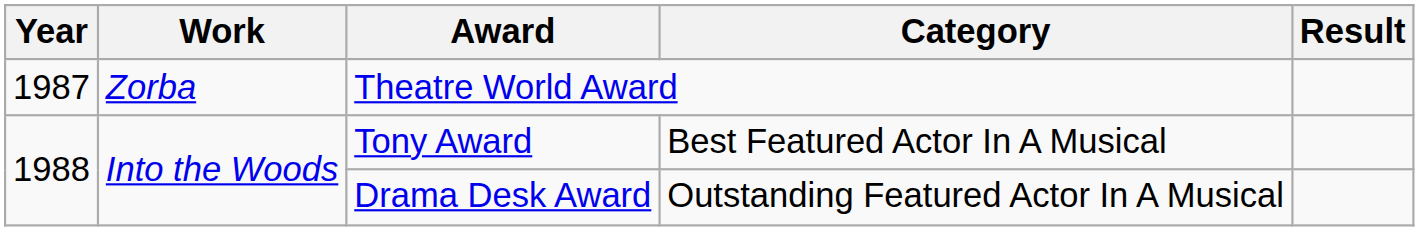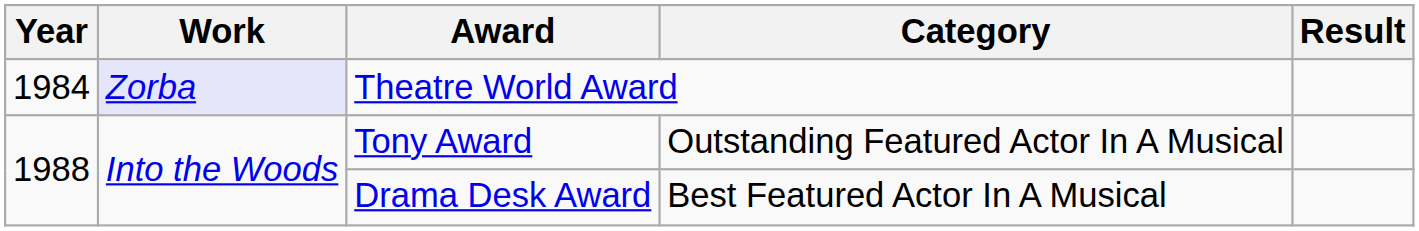(51, 86) 1987 -> (51, 86) 1984
(151, 86) no background -> (151, 86) lavender background
(917, 141) Best Featured Actor In A Musical -> (976, 141) Outstanding Featured Actor In A Musical
(976, 196) Outstanding Featured Actor In A Musical -> (917, 196) Best Featured Actor In A Musical
